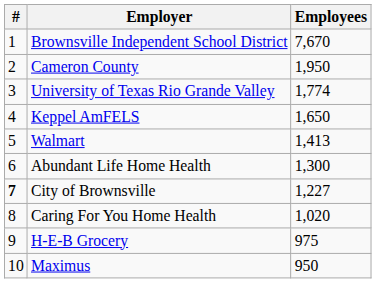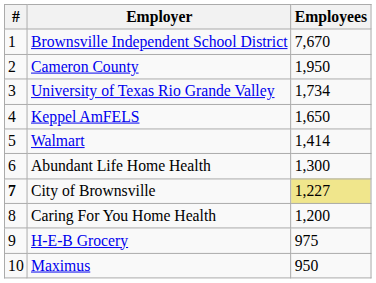(312, 91) 1,774 -> (312, 91) 1,734
(312, 141) 1,413 -> (312, 141) 1,414
(312, 191) no background -> (312, 191) khaki background
(312, 215) 1,020 -> (312, 215) 1,200
